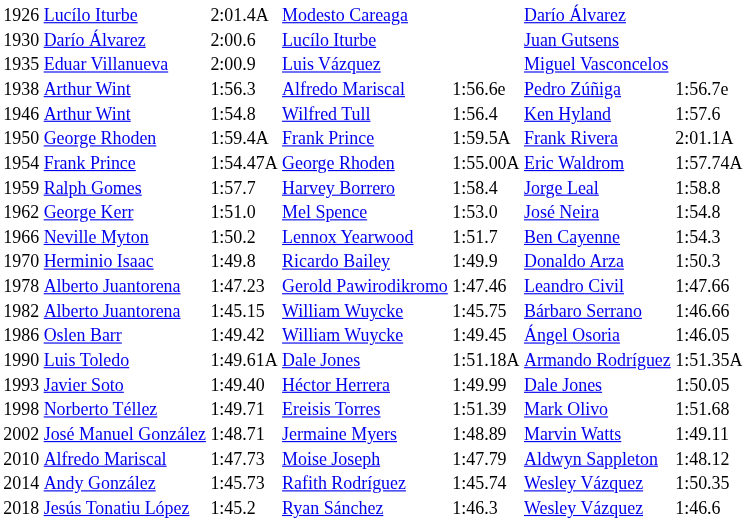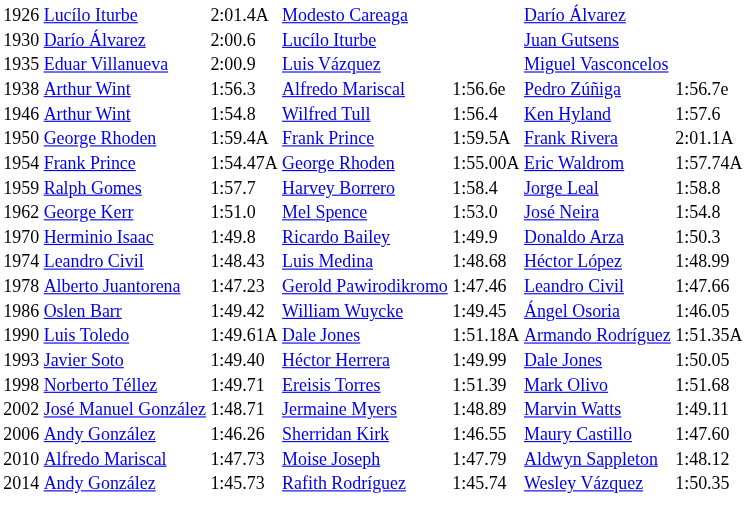- row: (21, 237)
+ row: (21, 261)
- row: (21, 311)
+ row: (21, 434)
- row: (21, 508)
